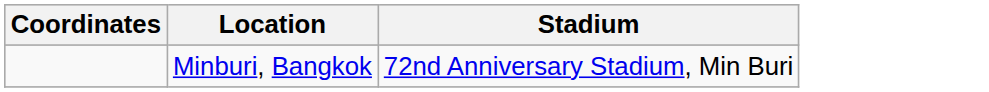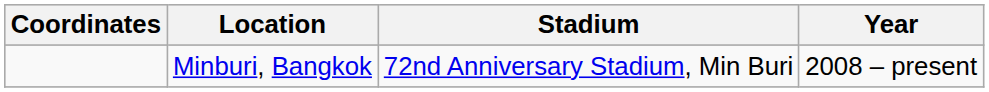+ column: (891, 24)
